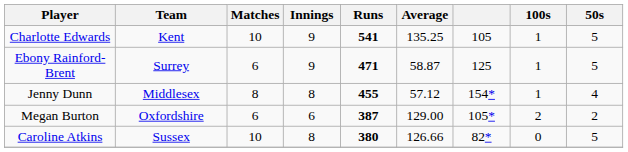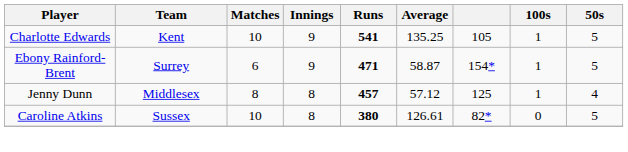(481, 65) 125 -> (481, 65) 154*
(368, 94) 455 -> (368, 94) 457
(481, 94) 154* -> (481, 94) 125
- row: (60, 115)
(425, 136) 126.66 -> (425, 115) 126.61
